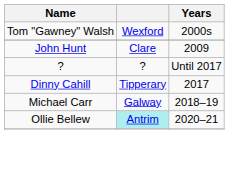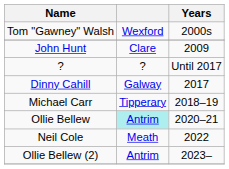(143, 84) Tipperary -> (143, 84) Galway
(143, 102) Galway -> (143, 102) Tipperary
+ row: (60, 137)
+ row: (60, 155)
